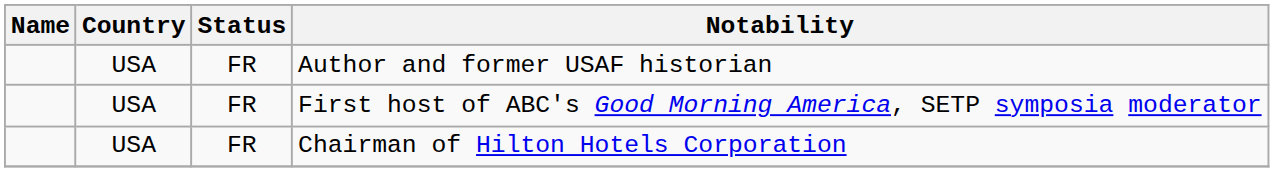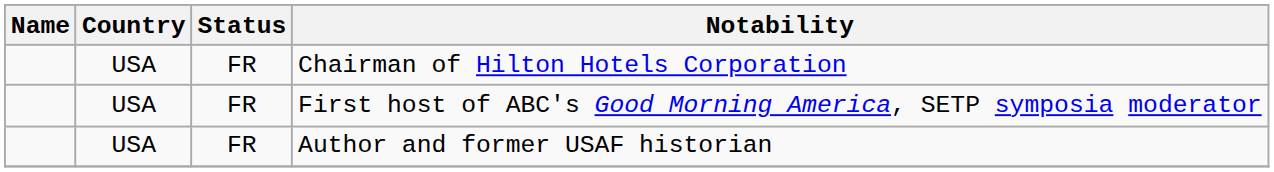rows swapped: (535, 65) <-> (572, 146)
